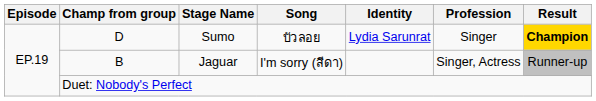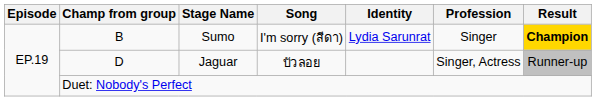(119, 37) D -> (119, 37) B
(302, 37) บัวลอย -> (302, 37) I'm sorry (สีดา)
(119, 62) B -> (119, 62) D
(302, 63) I'm sorry (สีดา) -> (302, 63) บัวลอย
